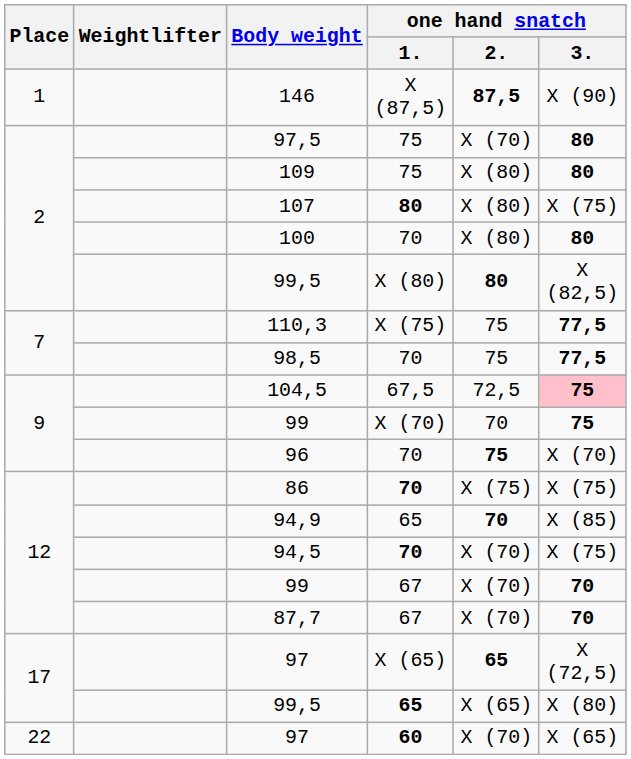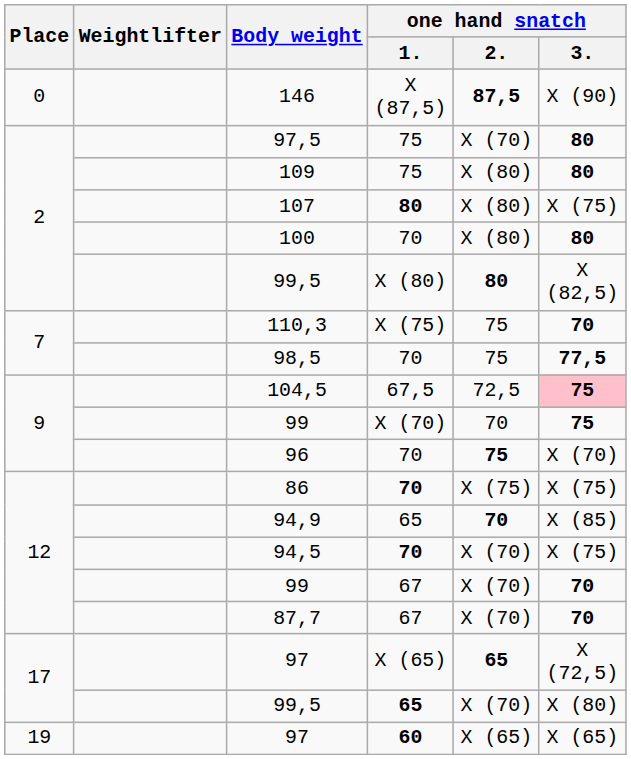(39, 97) 1 -> (39, 97) 0
(582, 326) 77,5 -> (582, 326) 70
(496, 706) X (65) -> (496, 706) X (70)
(39, 738) 22 -> (39, 738) 19
(496, 738) X (70) -> (496, 738) X (65)
